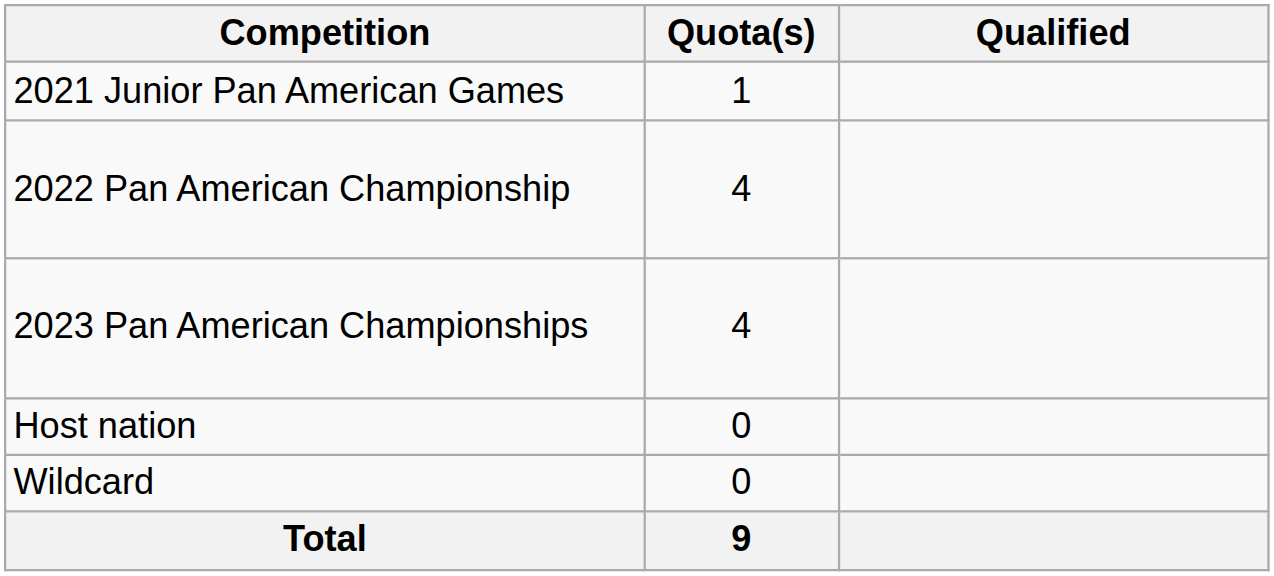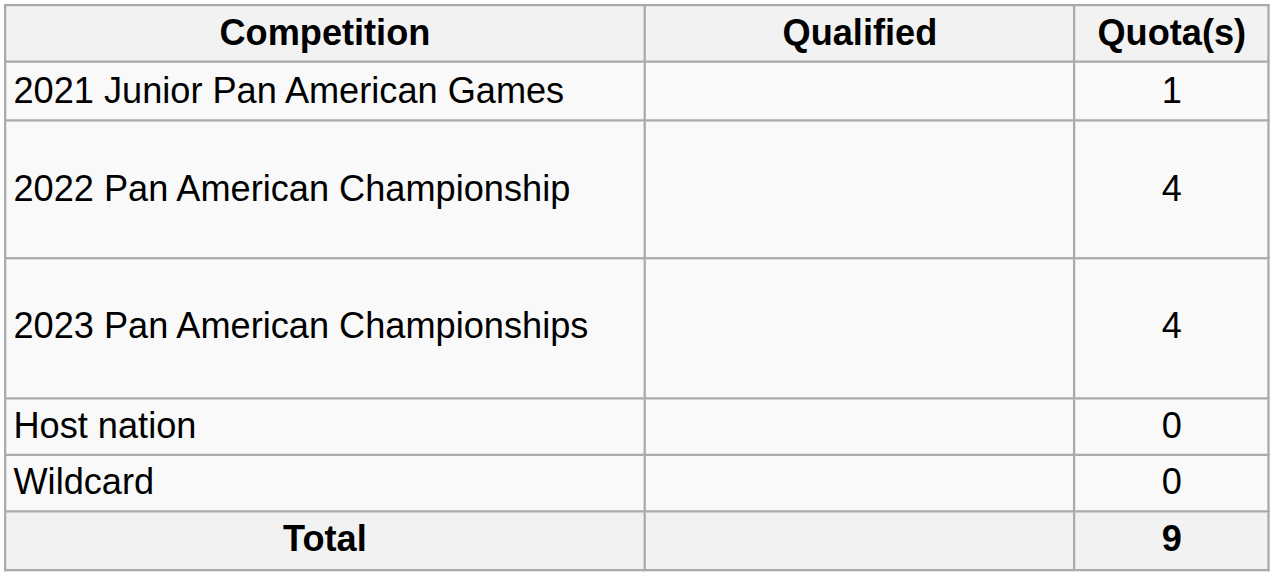columns swapped: (741, 33) <-> (1053, 33)
